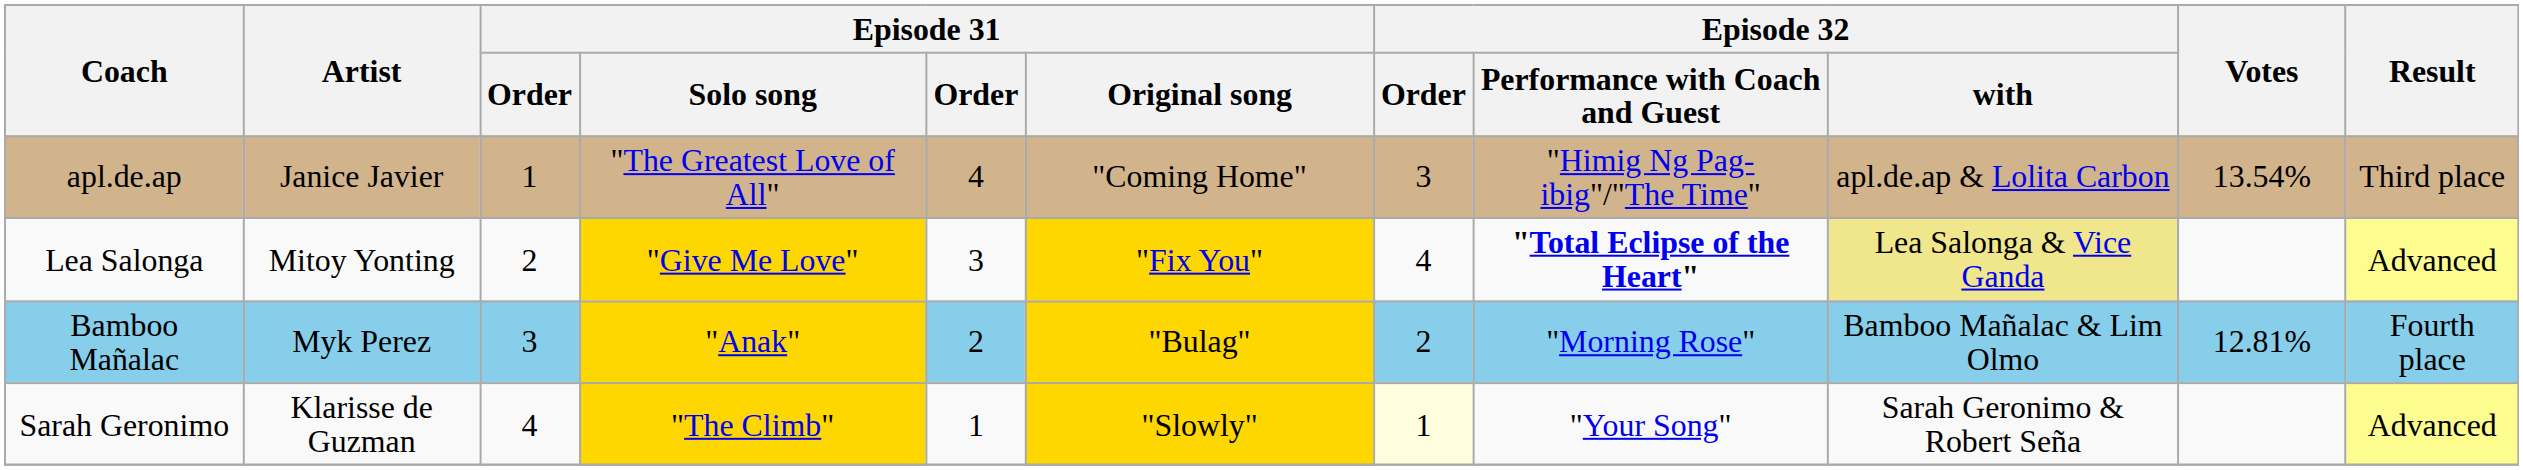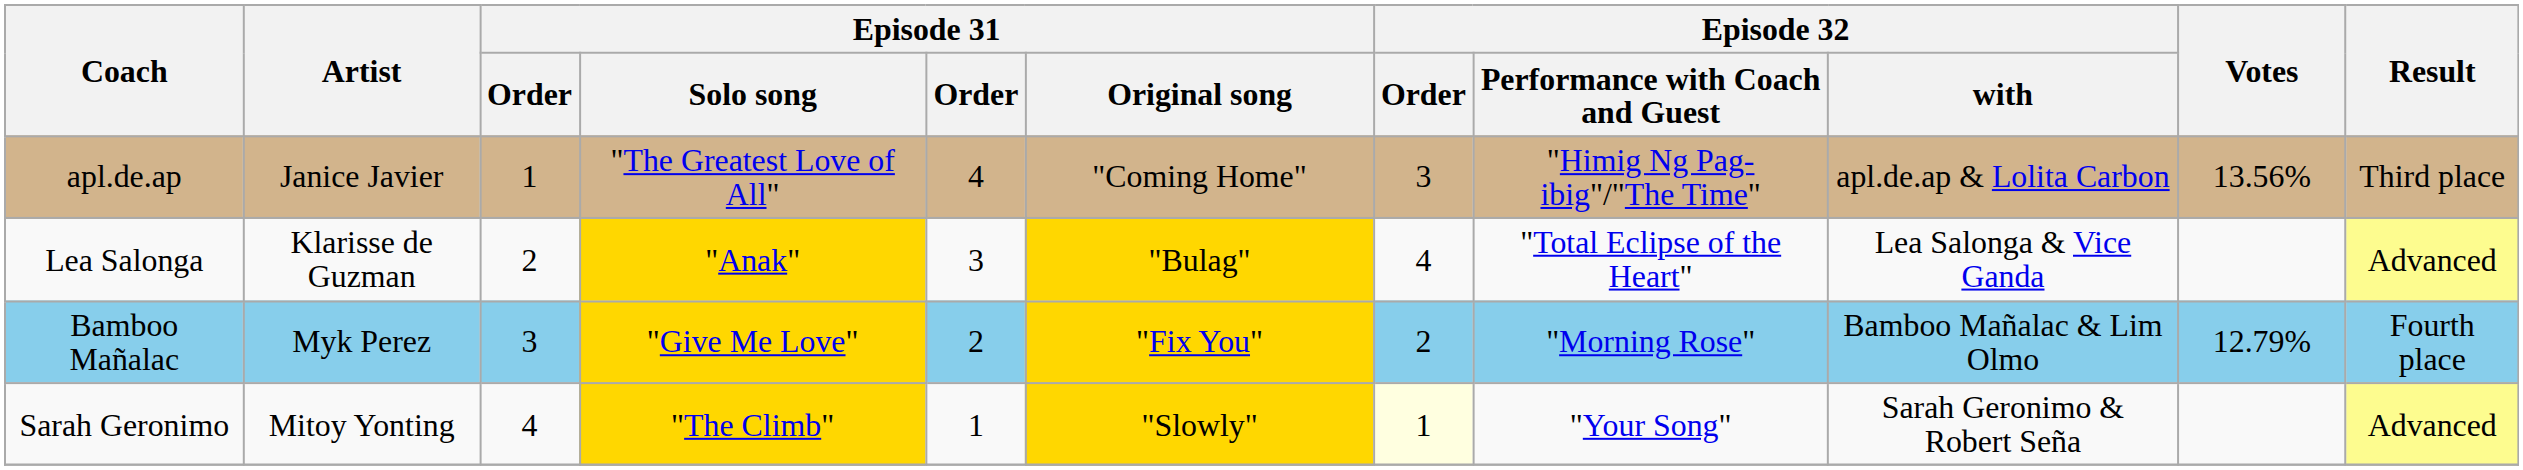(2262, 177) 13.54% -> (2262, 177) 13.56%
(362, 259) Mitoy Yonting -> (362, 259) Klarisse de Guzman
(753, 259) "Give Me Love" -> (753, 259) "Anak"
(1200, 259) "Fix You" -> (1200, 259) "Bulag"
(1651, 259) bold -> (1651, 259) normal
(2003, 259) khaki background -> (2003, 259) no background
(753, 342) "Anak" -> (753, 342) "Give Me Love"
(1200, 342) "Bulag" -> (1200, 342) "Fix You"
(2262, 342) 12.81% -> (2262, 342) 12.79%
(362, 424) Klarisse de Guzman -> (362, 424) Mitoy Yonting
